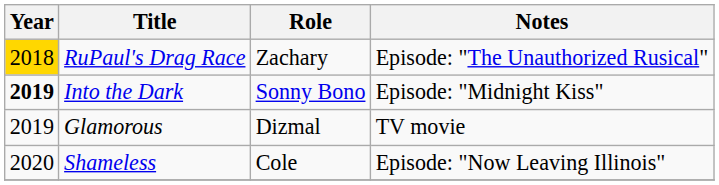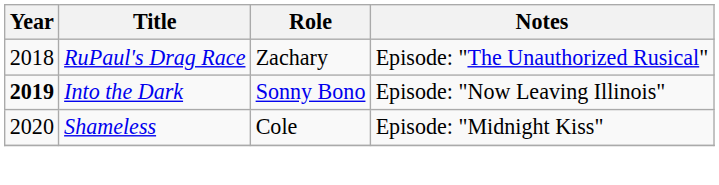(32, 57) gold background -> (32, 57) no background
(490, 92) Episode: "Midnight Kiss" -> (520, 92) Episode: "Now Leaving Illinois"
- row: (113, 127)
(520, 162) Episode: "Now Leaving Illinois" -> (490, 127) Episode: "Midnight Kiss"
